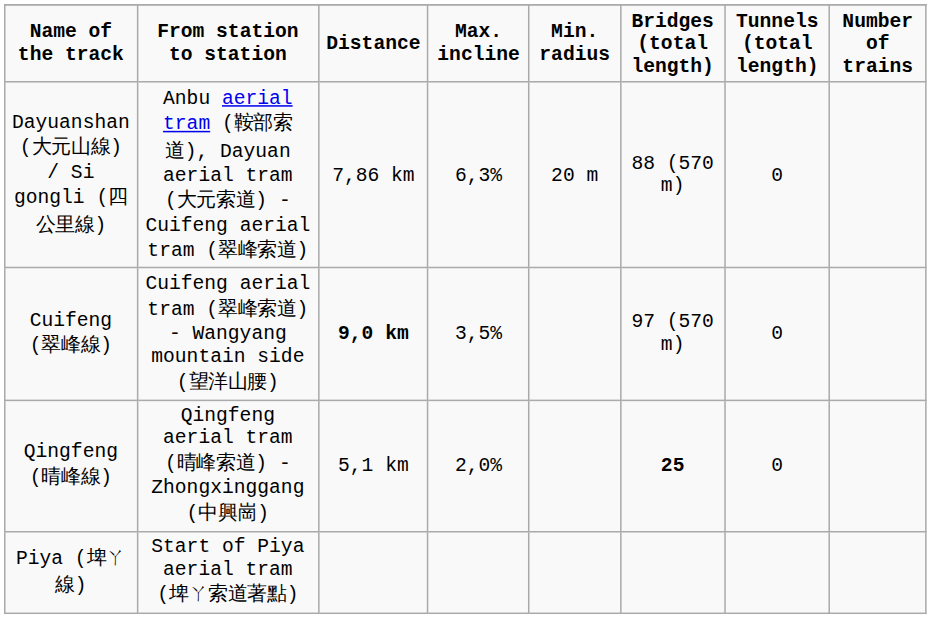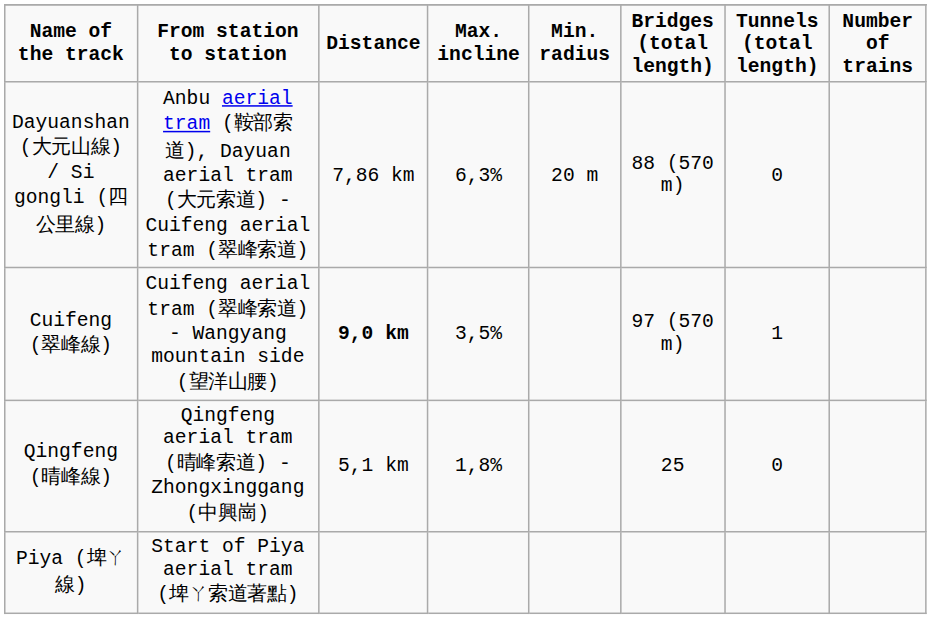(777, 334) 0 -> (777, 334) 1
(479, 466) 2,0% -> (479, 466) 1,8%
(673, 466) bold -> (673, 466) normal
